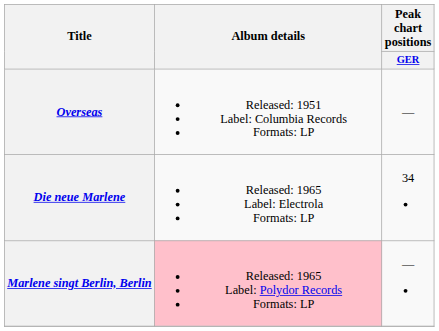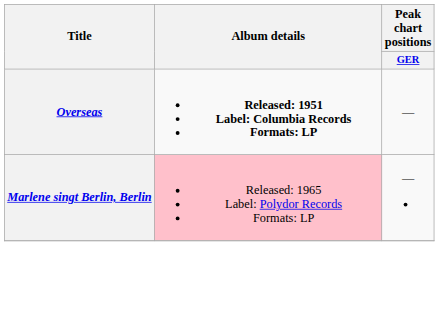(268, 119) normal -> (268, 119) bold
- row: (79, 197)
